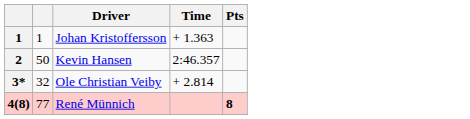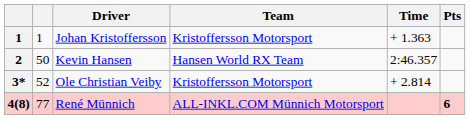+ column: (278, 15)
(43, 81) 32 -> (43, 81) 52
(229, 103) 8 -> (447, 103) 6
